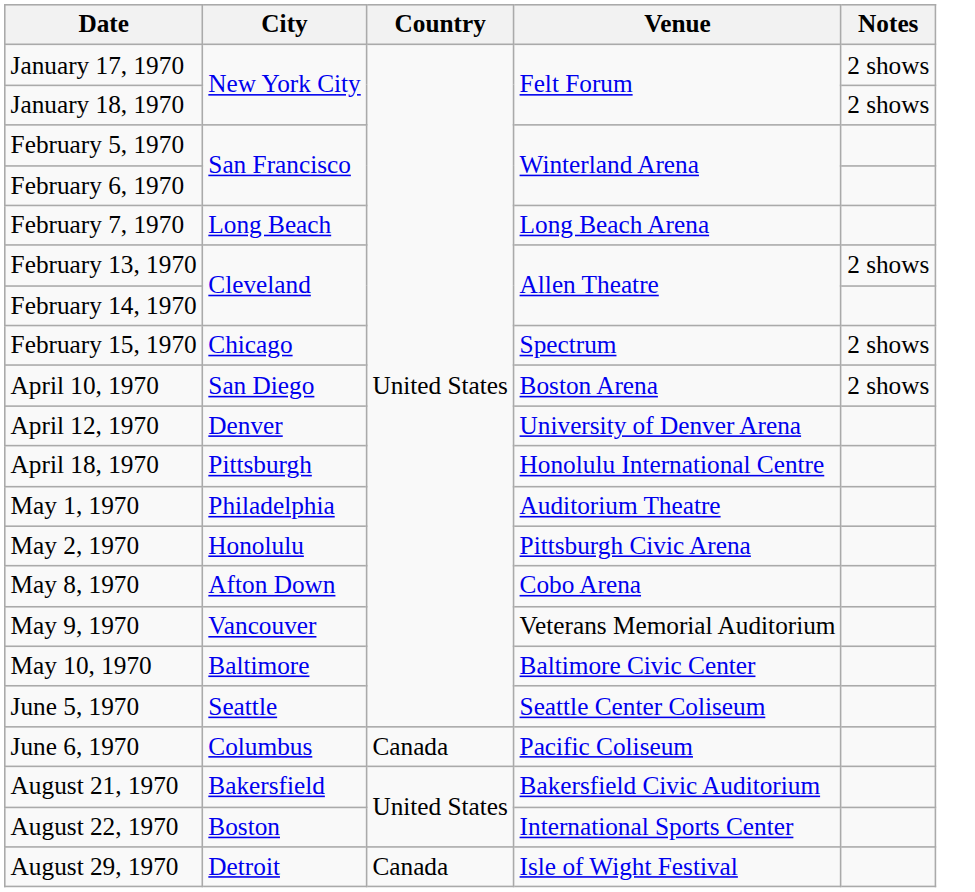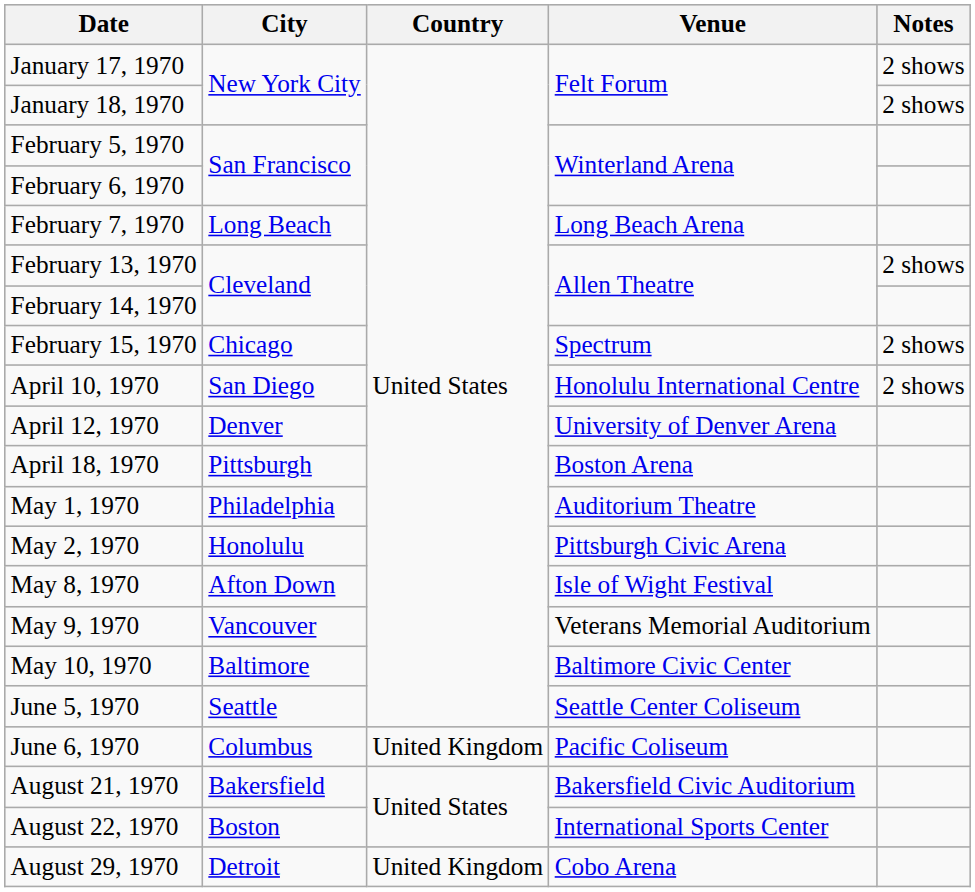(589, 385) Boston Arena -> (707, 385) Honolulu International Centre
(672, 465) Honolulu International Centre -> (624, 465) Boston Arena
(580, 585) Cobo Arena -> (664, 585) Isle of Wight Festival
(410, 746) Canada -> (458, 746) United Kingdom
(410, 866) Canada -> (458, 866) United Kingdom
(629, 866) Isle of Wight Festival -> (615, 866) Cobo Arena
